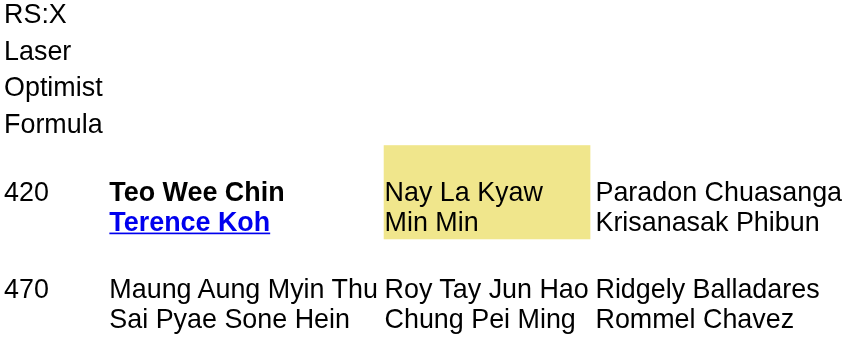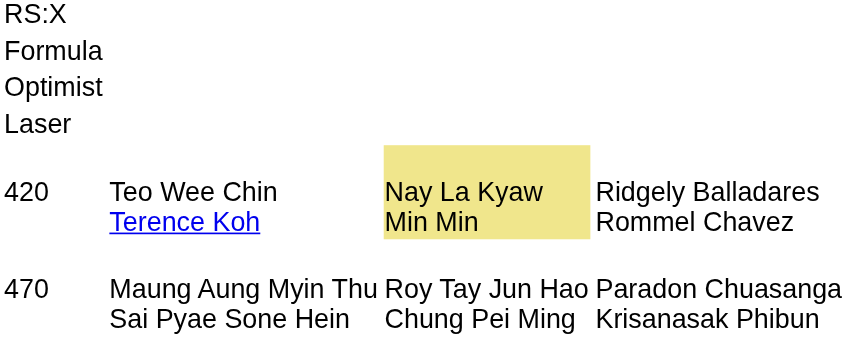rows swapped: (53, 124) <-> (38, 50)
(197, 207) bold -> (194, 207) normal
(719, 207) Paradon Chuasanga Krisanasak Phibun -> (708, 207) Ridgely Balladares Rommel Chavez
(708, 304) Ridgely Balladares Rommel Chavez -> (719, 304) Paradon Chuasanga Krisanasak Phibun
